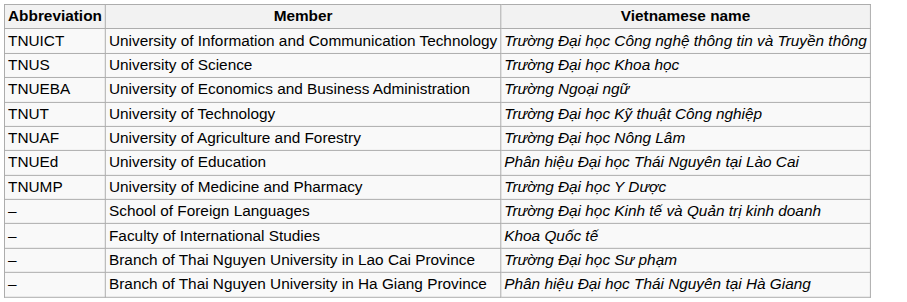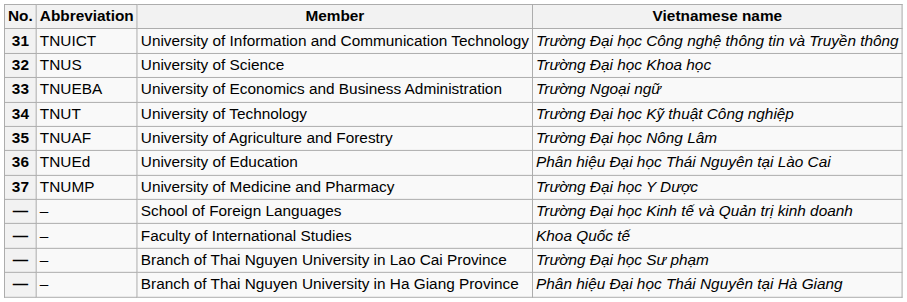+ column: (20, 16)
